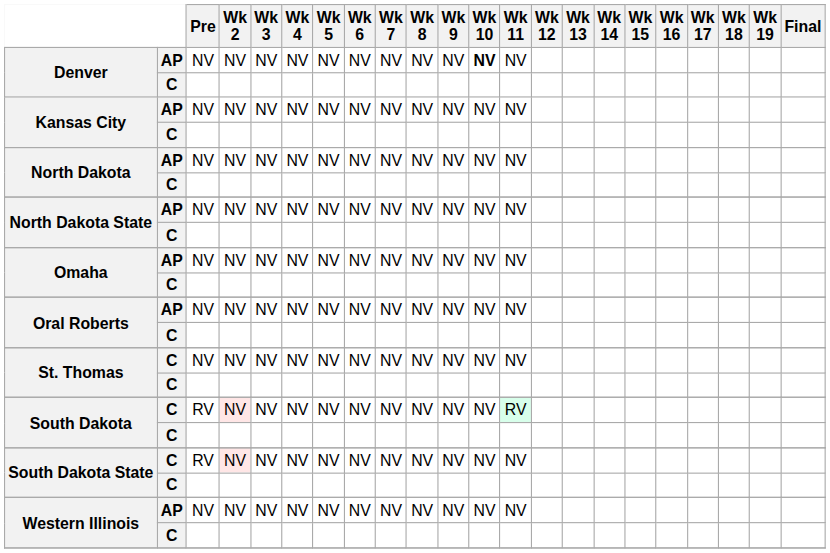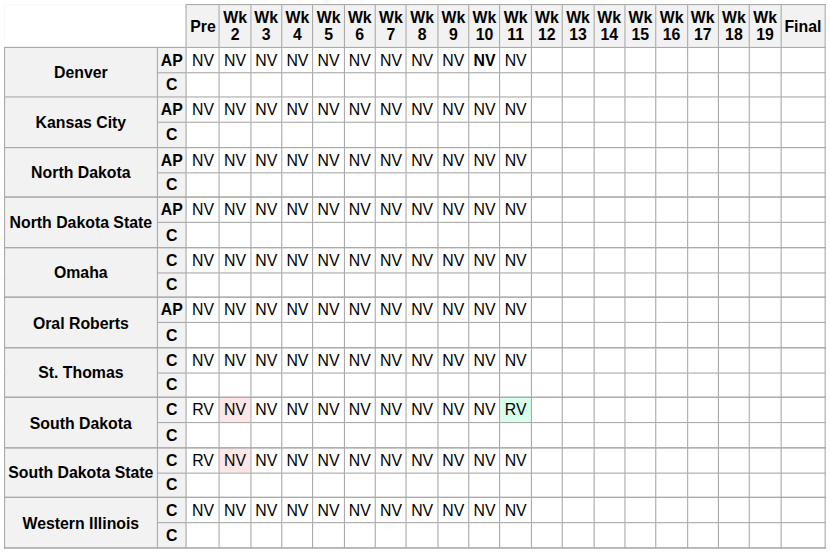(172, 260) AP -> (172, 260) C
(172, 511) AP -> (172, 511) C
